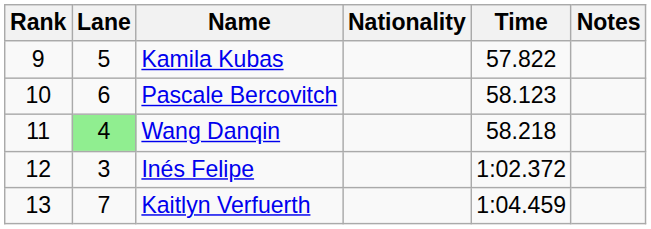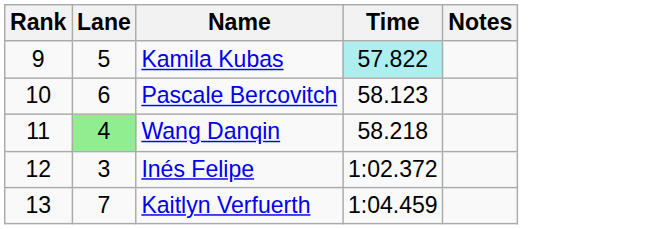- column: (407, 22)
(521, 59) no background -> (393, 59) paleturquoise background
